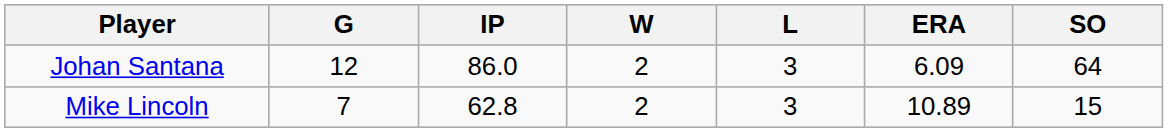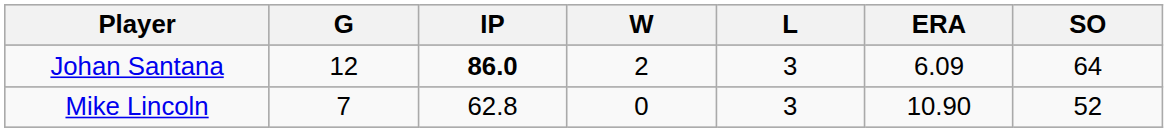(493, 65) normal -> (493, 65) bold
(641, 106) 2 -> (641, 106) 0
(939, 106) 10.89 -> (939, 106) 10.90
(1088, 106) 15 -> (1088, 106) 52
